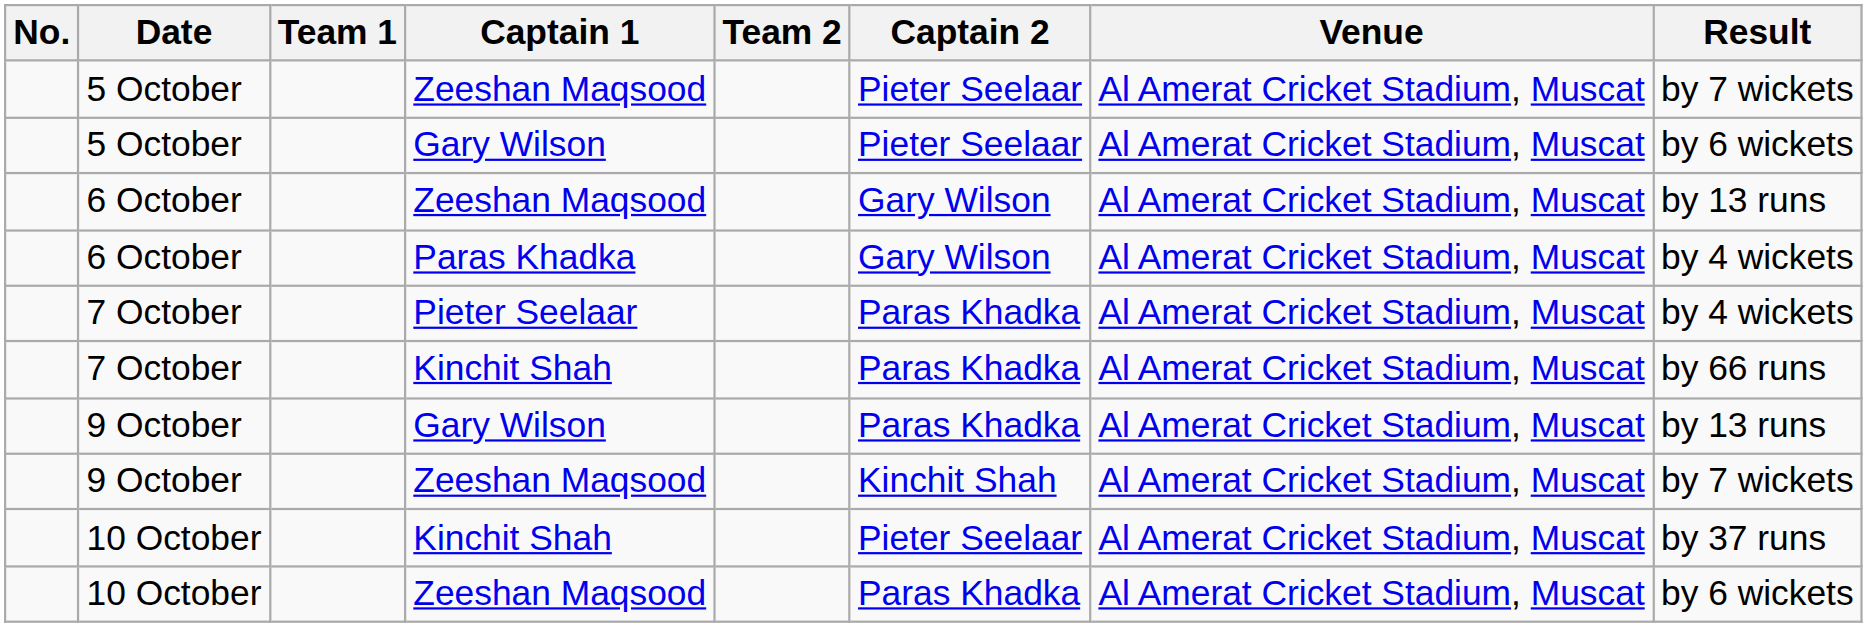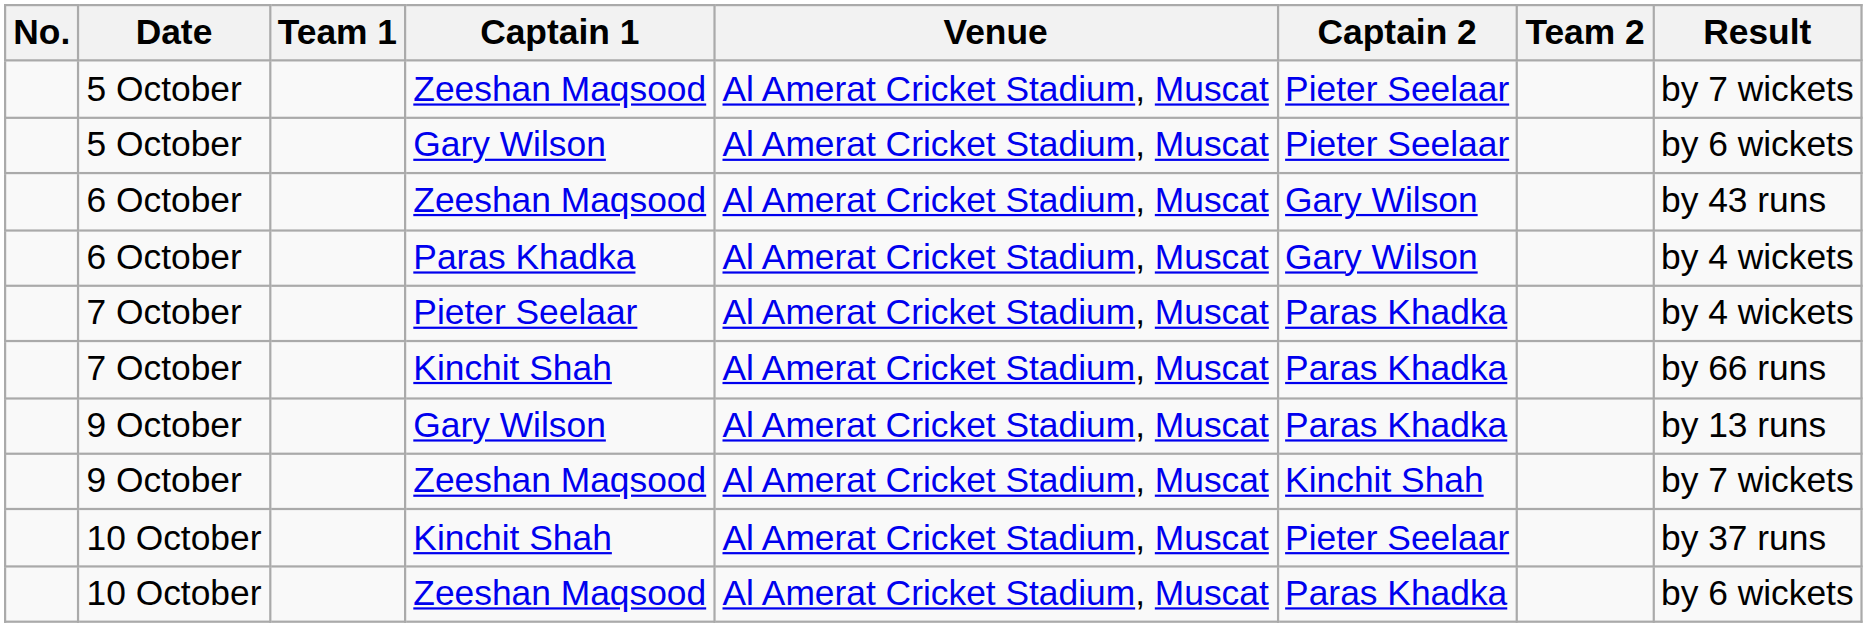columns swapped: (782, 32) <-> (1372, 32)
(1744, 200) by 13 runs -> (1744, 200) by 43 runs
